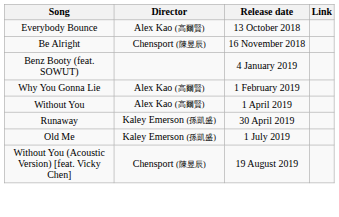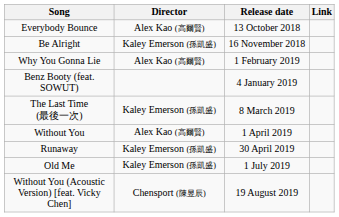(169, 44) Chensport (陳昱辰) -> (169, 44) Kaley Emerson (孫凱盛)
rows swapped: (59, 66) <-> (59, 88)
+ row: (59, 109)
